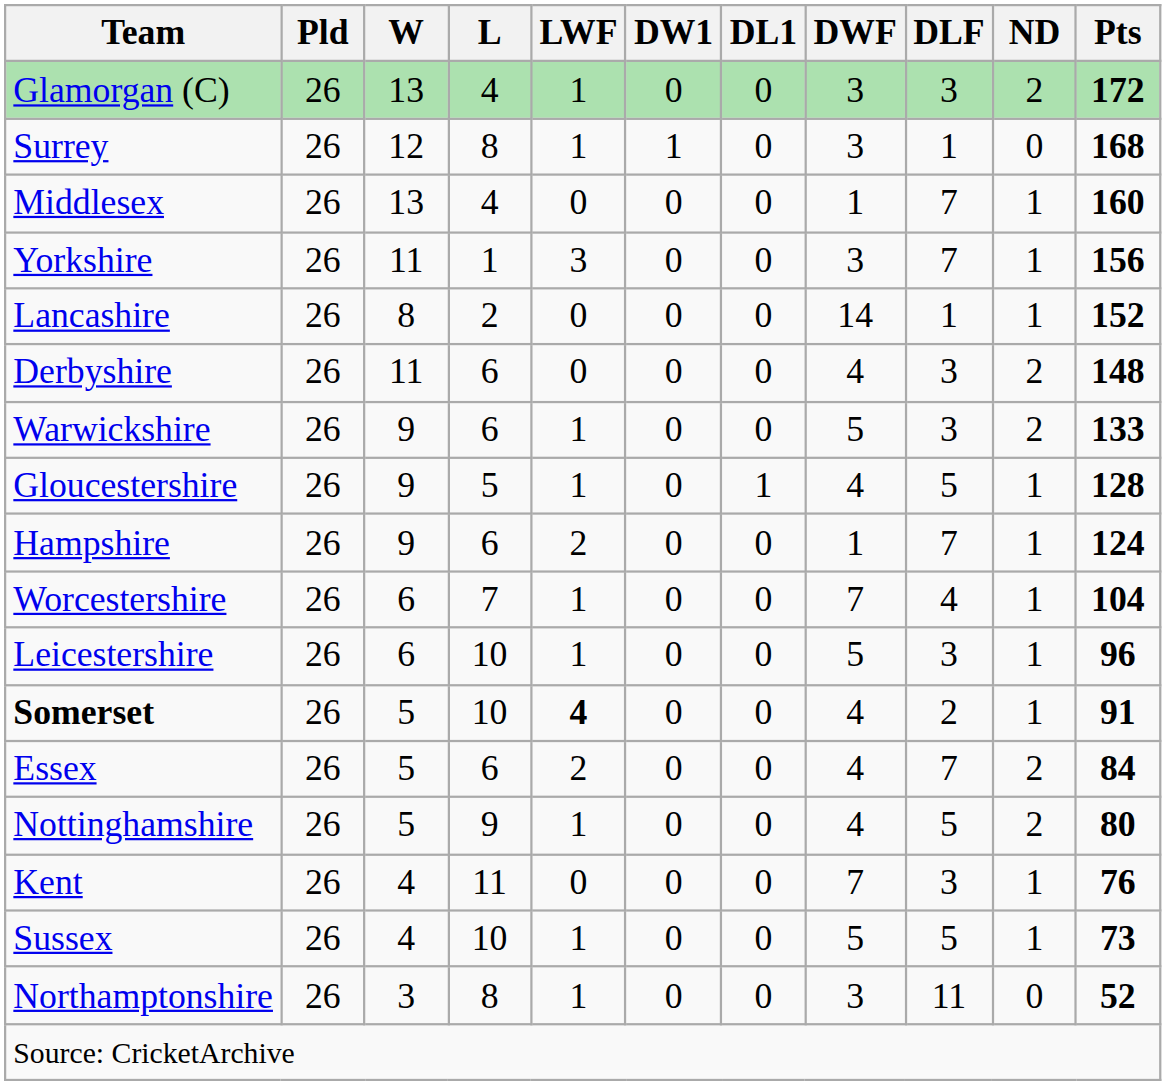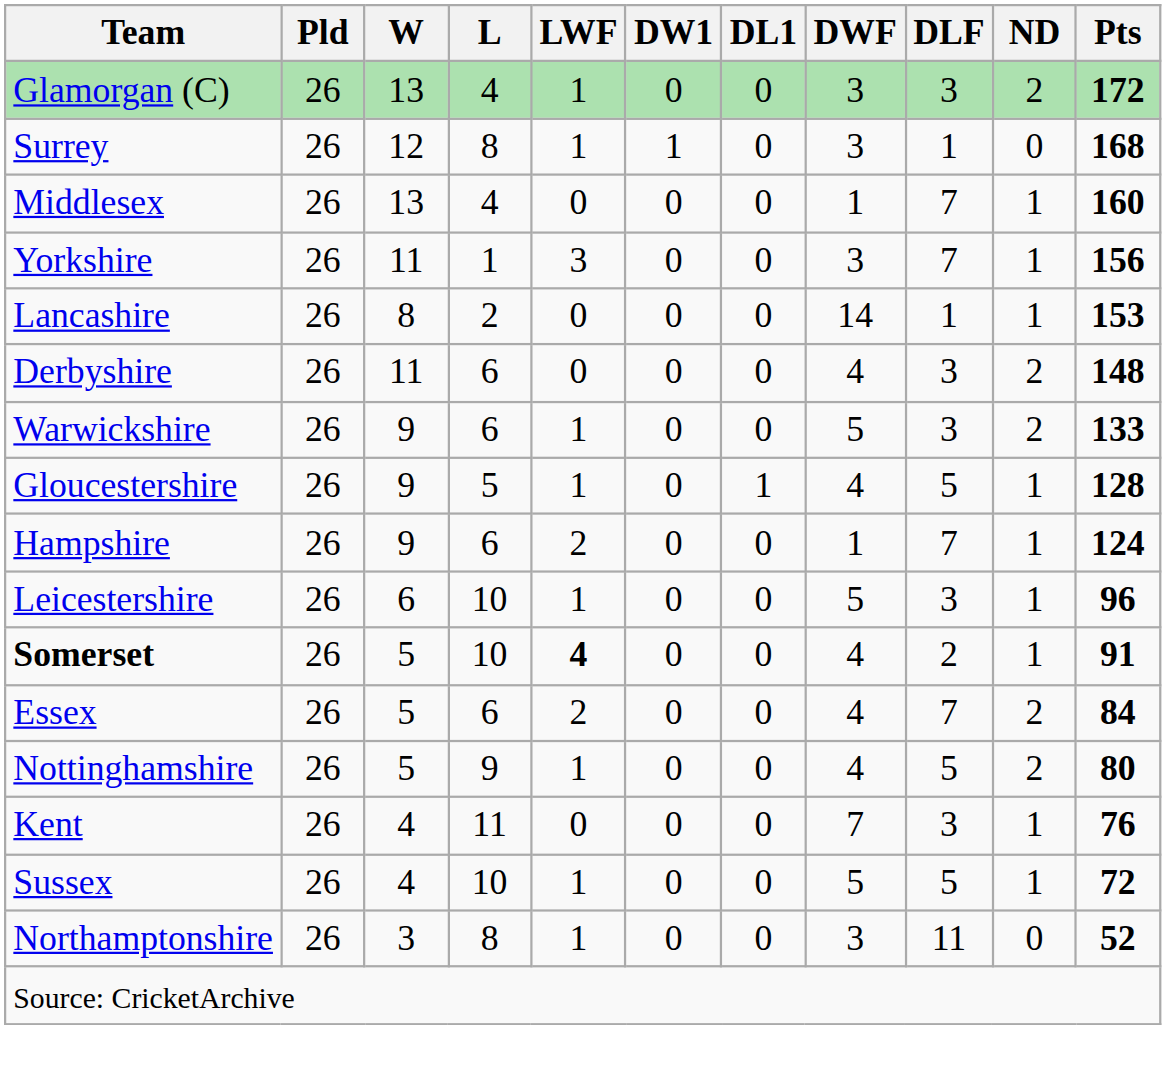(1118, 315) 152 -> (1118, 315) 153
- row: (120, 598)
(1118, 938) 73 -> (1118, 881) 72
